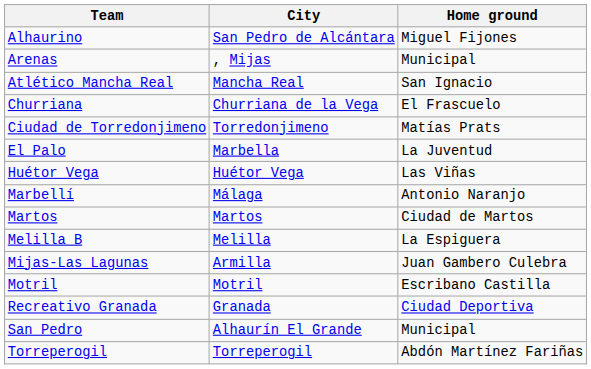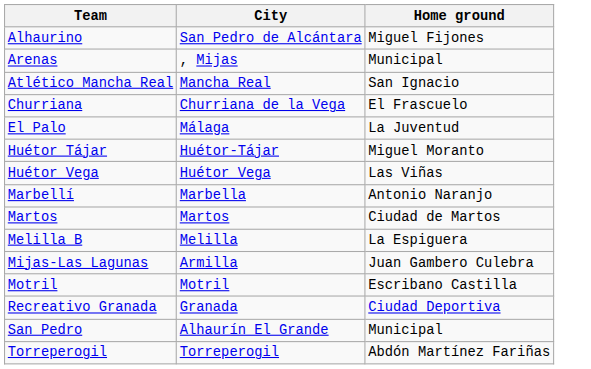- row: (107, 128)
(246, 151) Marbella -> (205, 128) Málaga
+ row: (57, 151)
(238, 195) Málaga -> (213, 195) Marbella
